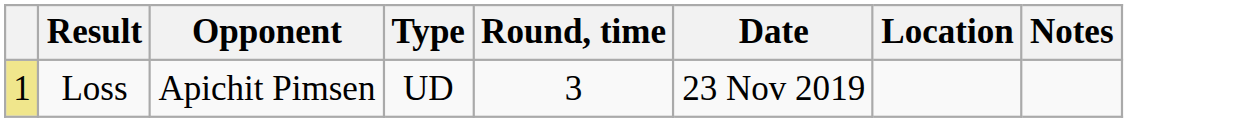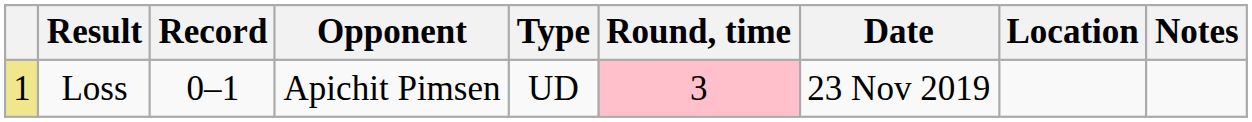+ column: (213, 32)
(574, 87) no background -> (699, 87) pink background
